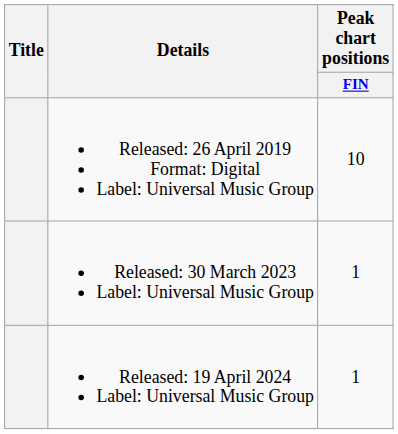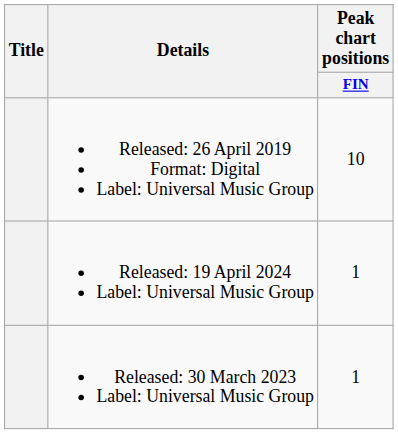rows swapped: (183, 283) <-> (183, 387)
